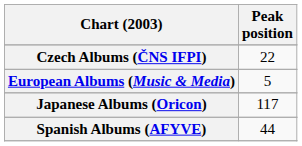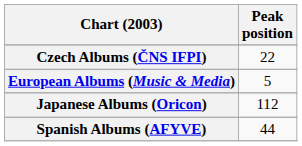(267, 104) 117 -> (267, 104) 112
